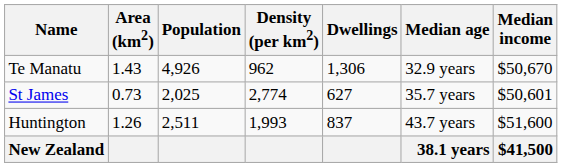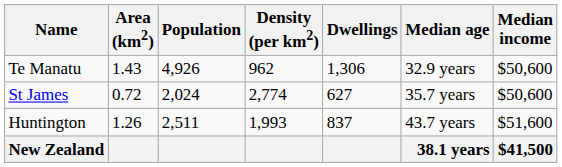(525, 68) $50,670 -> (525, 68) $50,600
(127, 95) 0.73 -> (127, 95) 0.72
(181, 95) 2,025 -> (181, 95) 2,024
(525, 95) $50,601 -> (525, 95) $50,600
